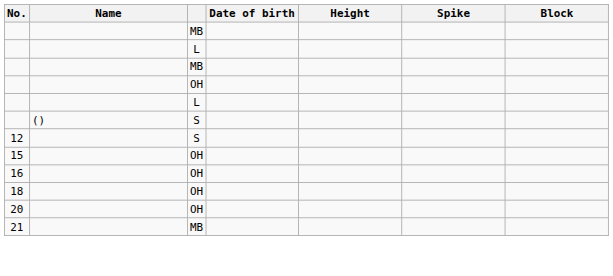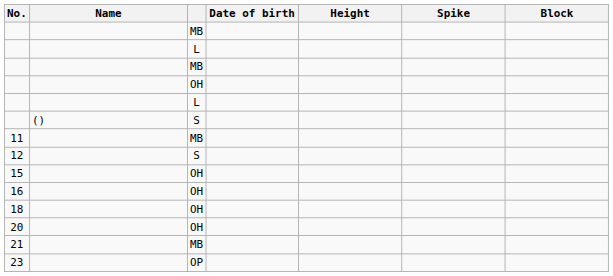+ row: (17, 138)
+ row: (17, 262)
